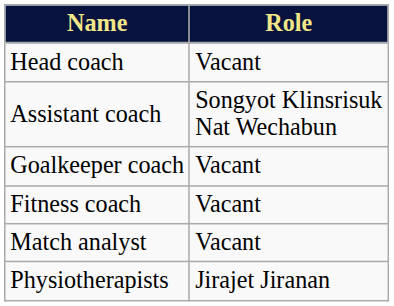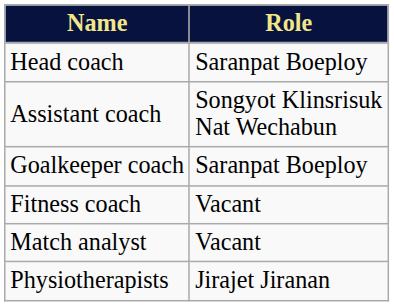(228, 61) Vacant -> (281, 61) Saranpat Boeploy
(228, 165) Vacant -> (281, 165) Saranpat Boeploy
